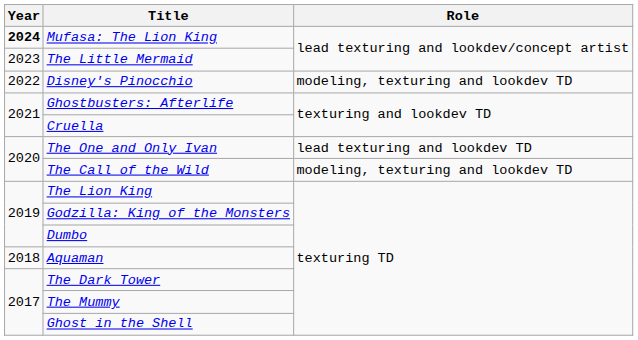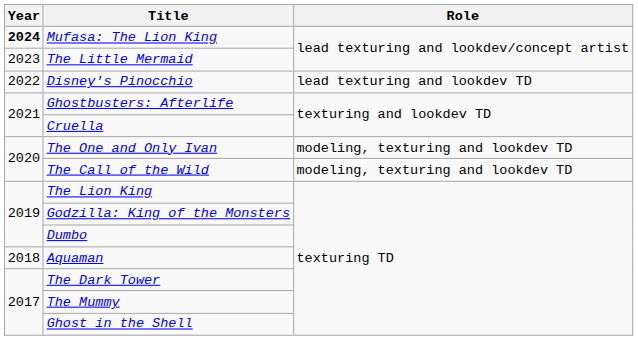(434, 82) modeling, texturing and lookdev TD -> (414, 82) lead texturing and lookdev TD
(414, 148) lead texturing and lookdev TD -> (434, 148) modeling, texturing and lookdev TD
